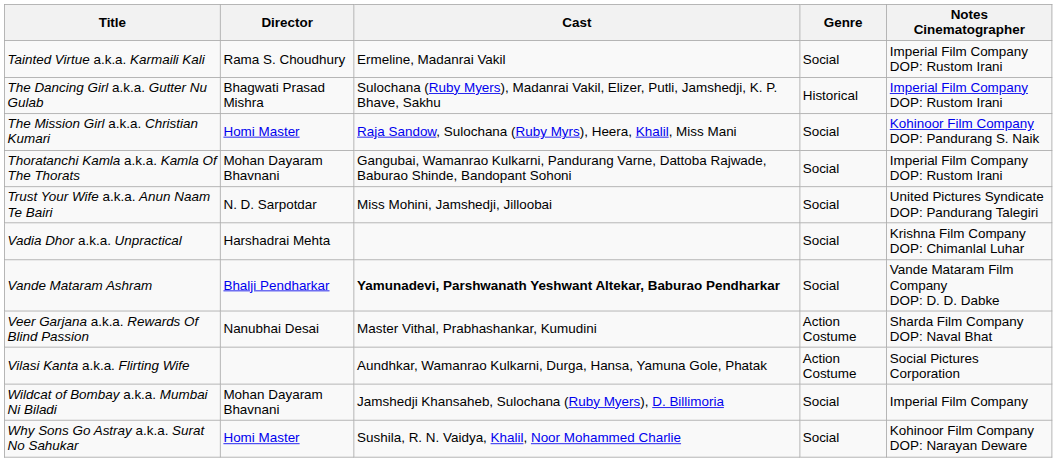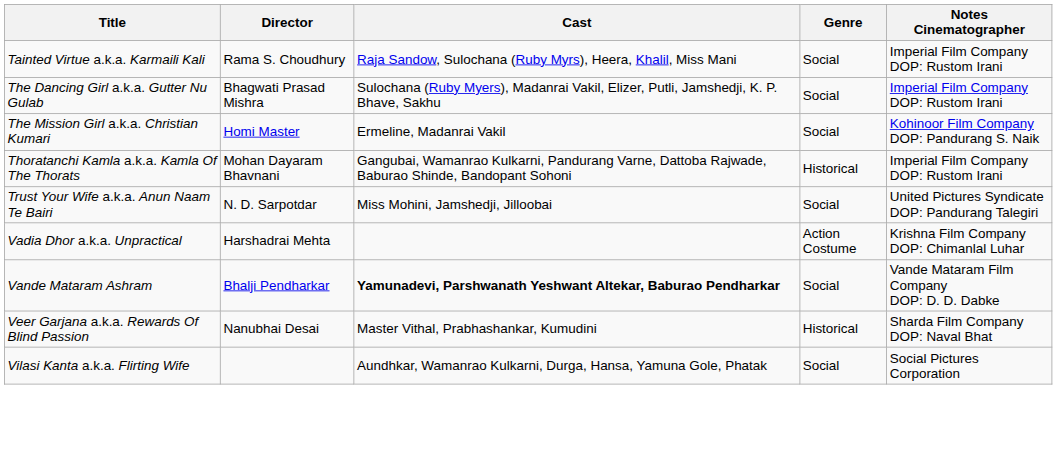(431, 59) Ermeline, Madanrai Vakil -> (547, 59) Raja Sandow, Sulochana (Ruby Myrs), Heera, Khalil, Miss Mani
(830, 95) Historical -> (821, 95) Social
(547, 132) Raja Sandow, Sulochana (Ruby Myrs), Heera, Khalil, Miss Mani -> (431, 132) Ermeline, Madanrai Vakil
(821, 168) Social -> (830, 168) Historical
(821, 241) Social -> (830, 241) Action Costume
(830, 329) Action Costume -> (830, 329) Historical
(830, 365) Action Costume -> (821, 365) Social
- row: (108, 402)
- row: (106, 438)
